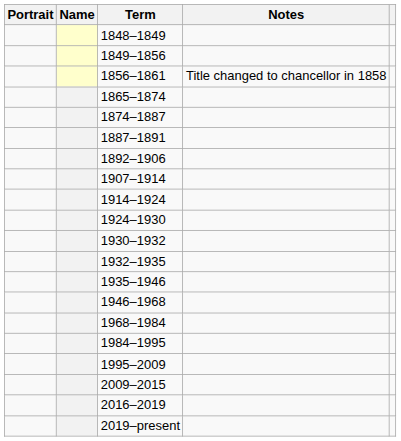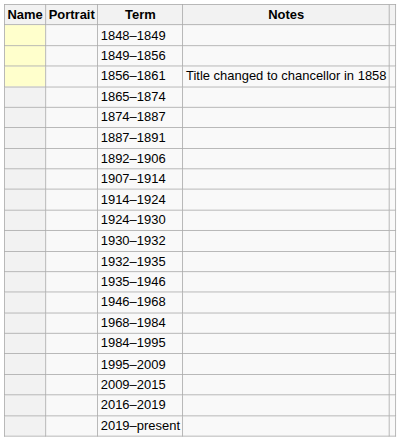columns swapped: (30, 14) <-> (77, 14)
